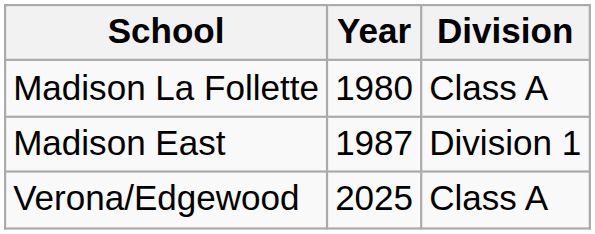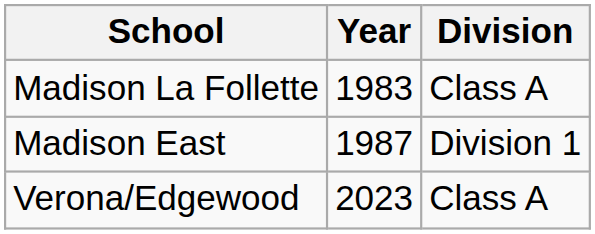(374, 87) 1980 -> (374, 87) 1983
(374, 198) 2025 -> (374, 198) 2023
